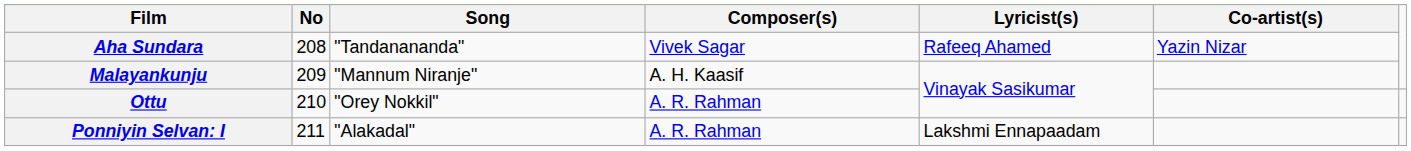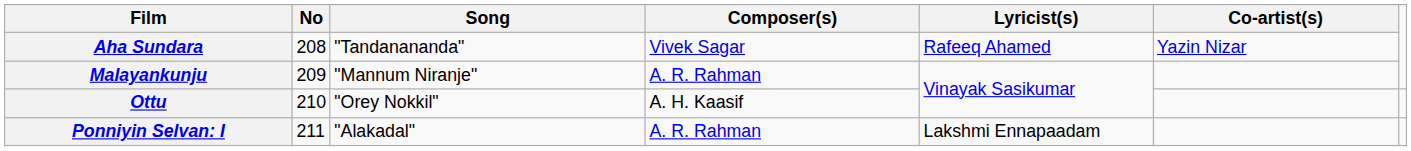(696, 74) A. H. Kaasif -> (705, 74) A. R. Rahman
(705, 103) A. R. Rahman -> (696, 103) A. H. Kaasif
